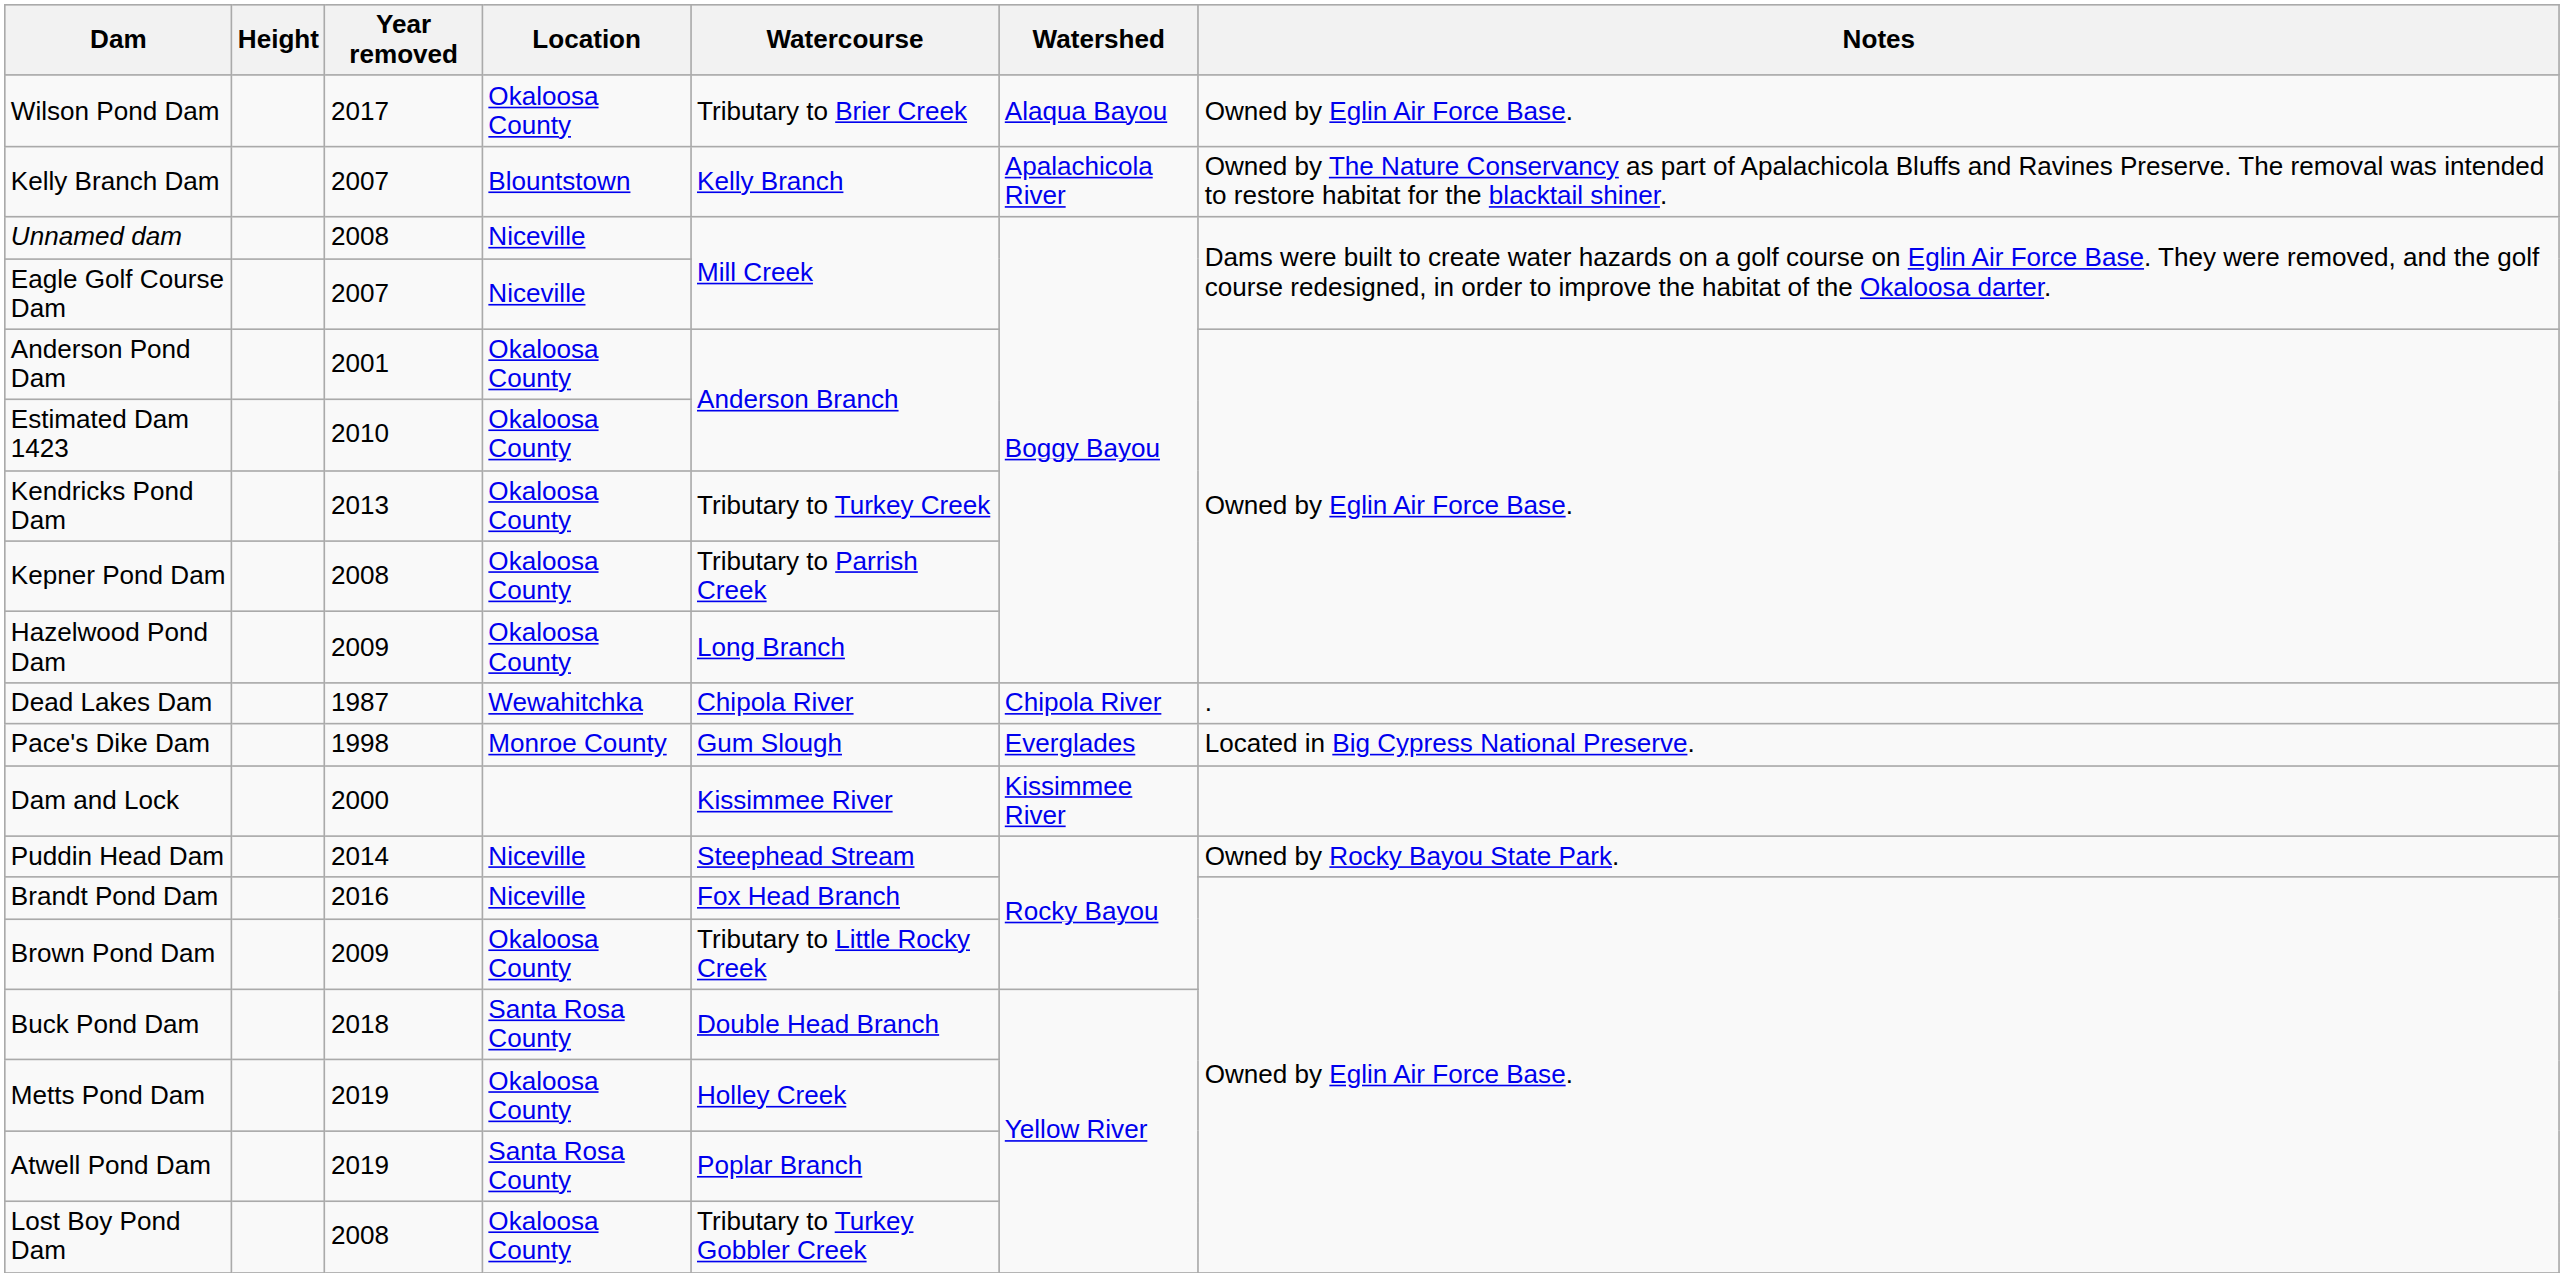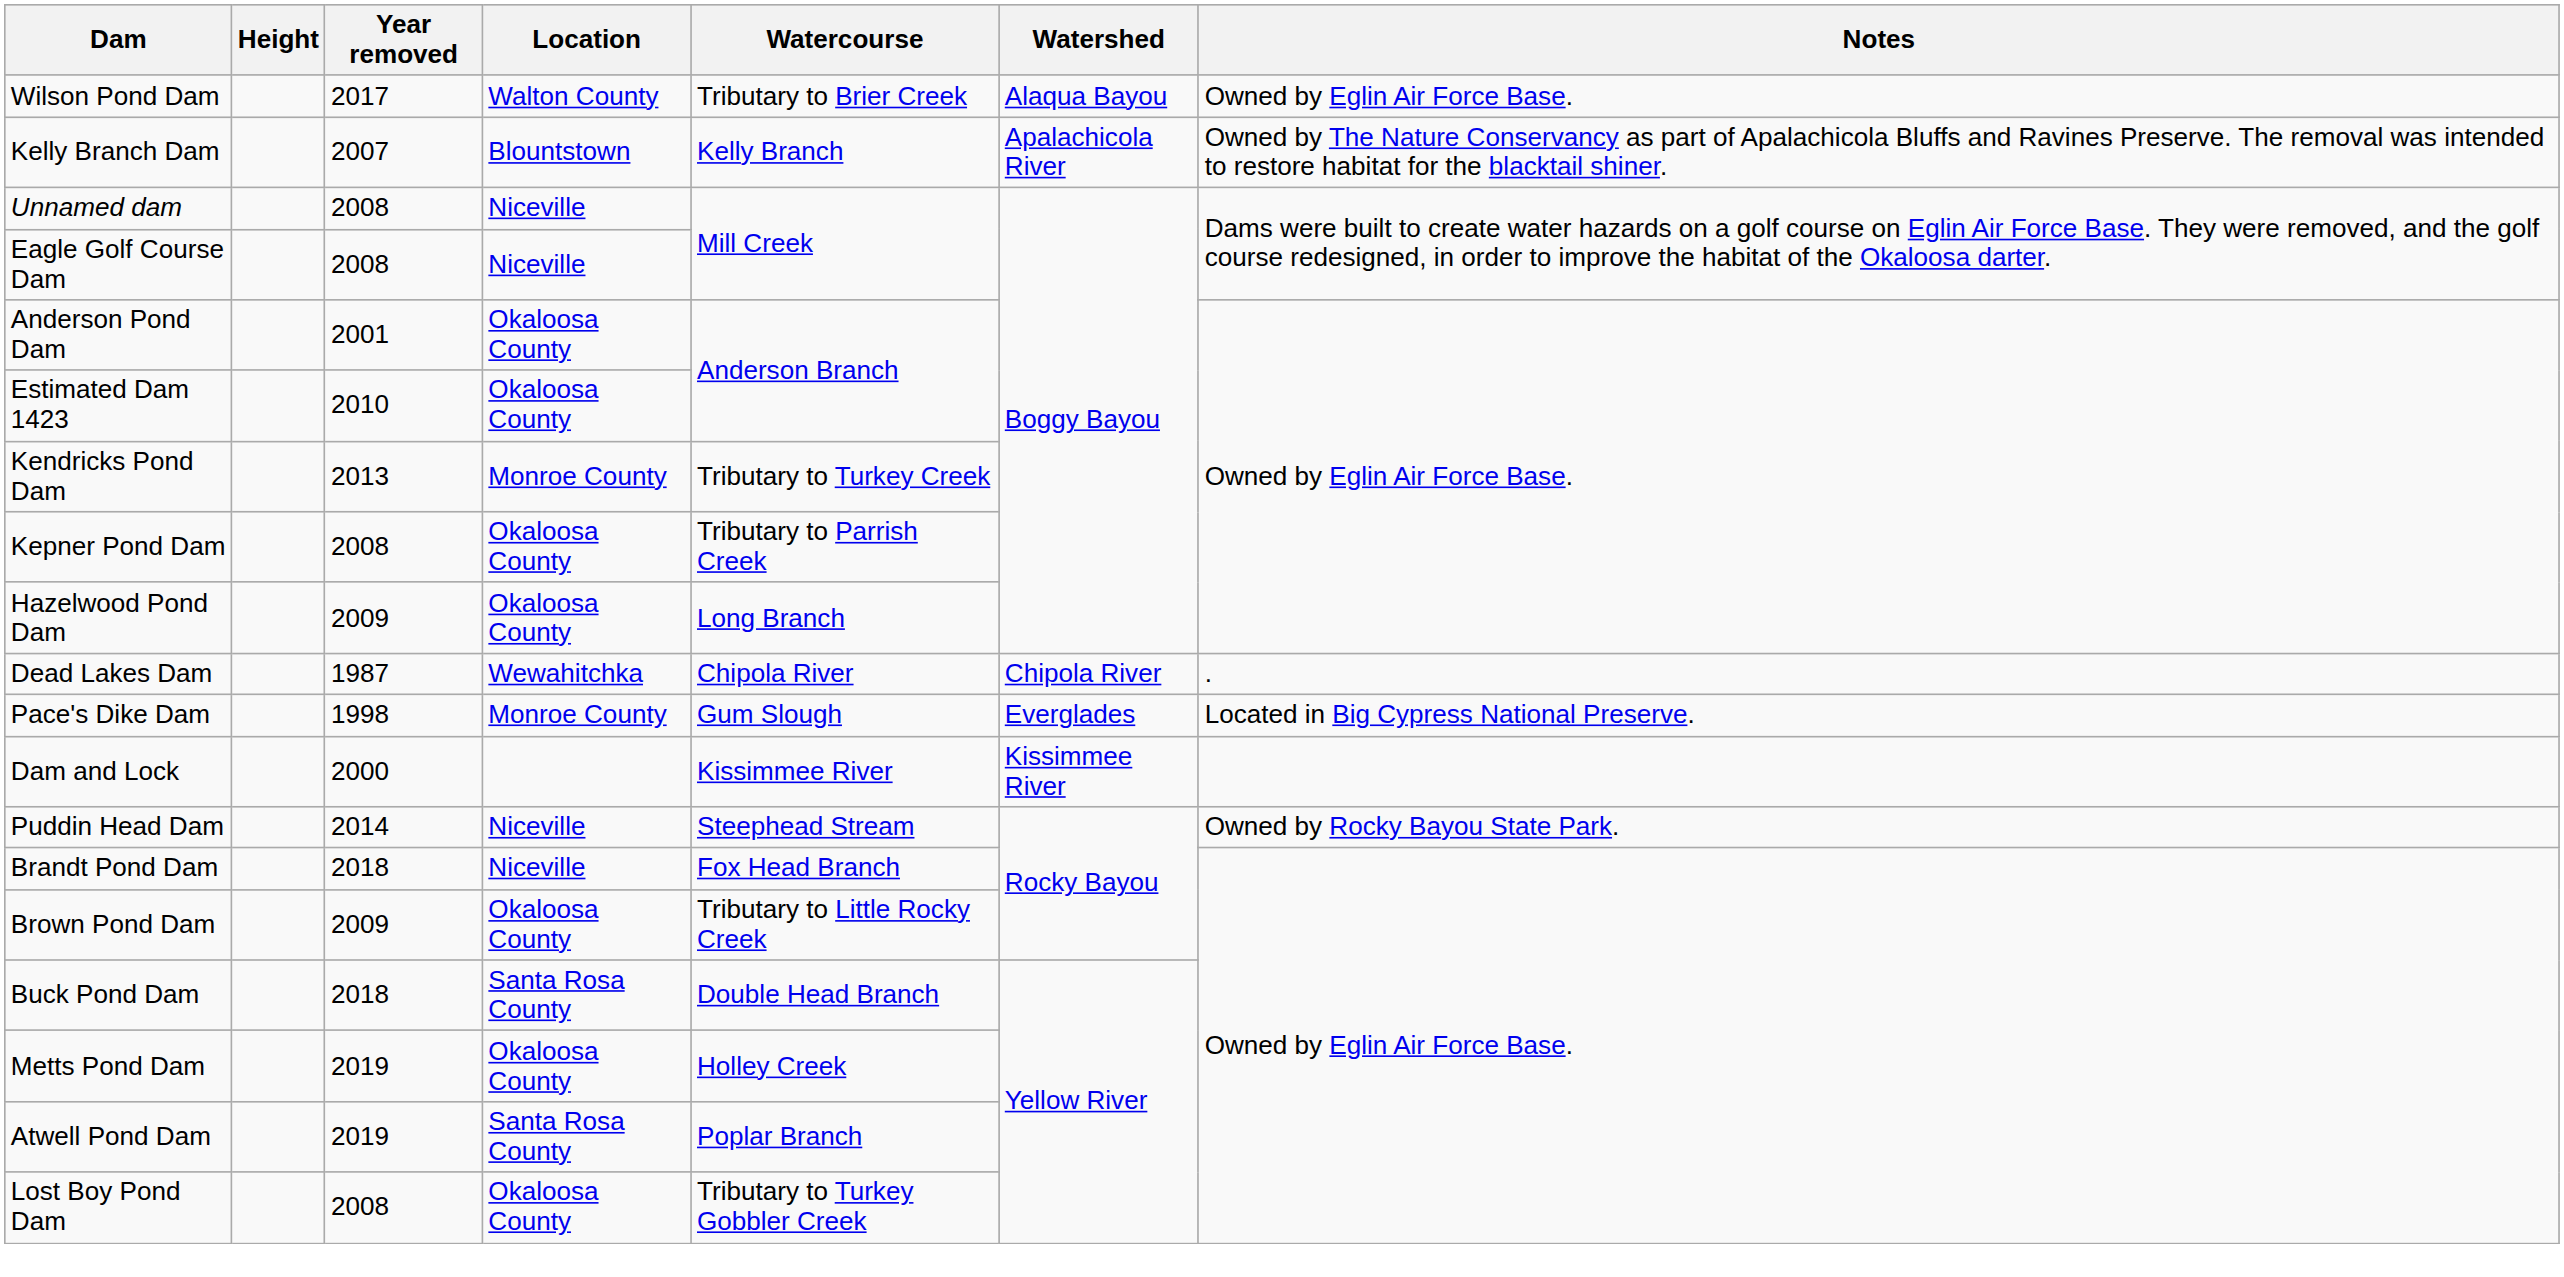(543, 110) Okaloosa County -> (573, 95) Walton County
(360, 293) 2007 -> (360, 263) 2008
(543, 505) Okaloosa County -> (578, 476) Monroe County
(360, 897) 2016 -> (360, 868) 2018
